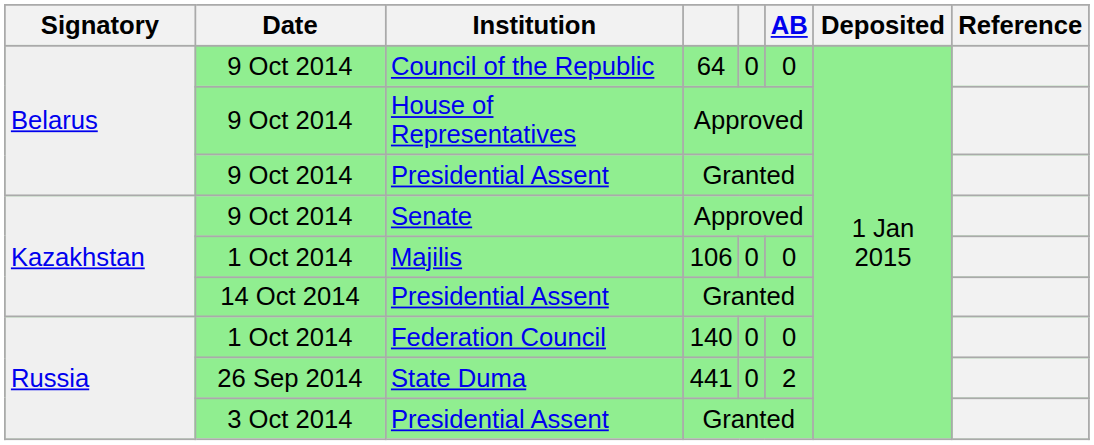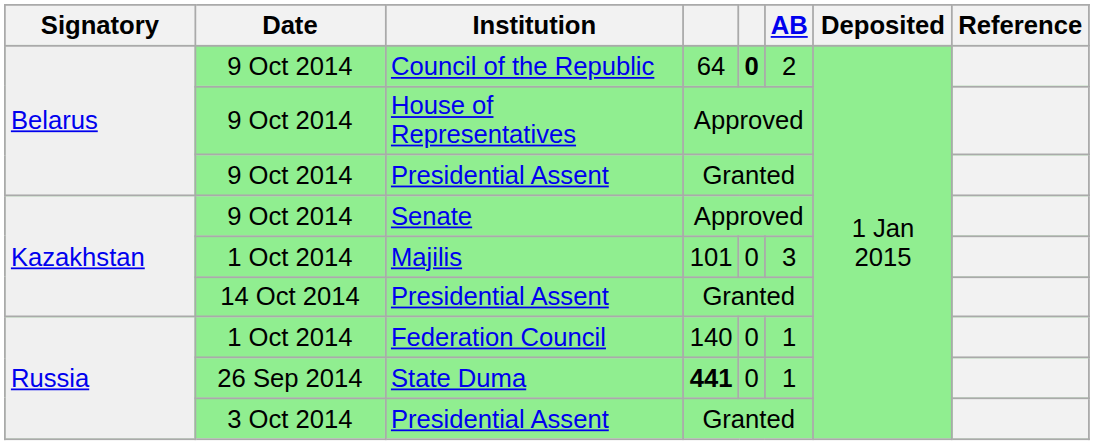(752, 66) normal -> (752, 66) bold
(789, 66) 0 -> (789, 66) 2
(711, 256) 106 -> (711, 256) 101
(789, 256) 0 -> (789, 256) 3
(789, 337) 0 -> (789, 337) 1
(711, 378) normal -> (711, 378) bold
(789, 378) 2 -> (789, 378) 1
